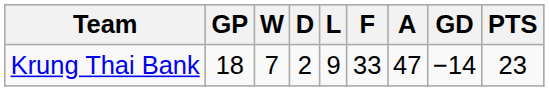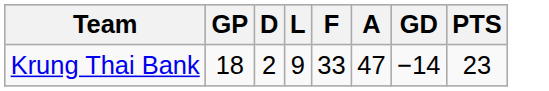- column: (272, 24)
